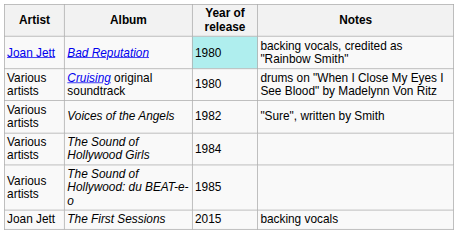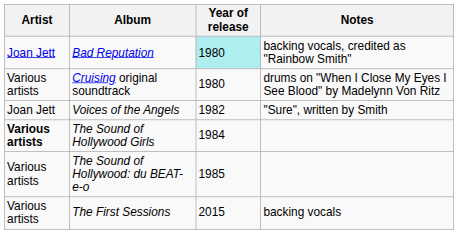(27, 116) Various artists -> (31, 110) Joan Jett
(27, 148) normal -> (28, 135) bold
(31, 219) Joan Jett -> (27, 213) Various artists
